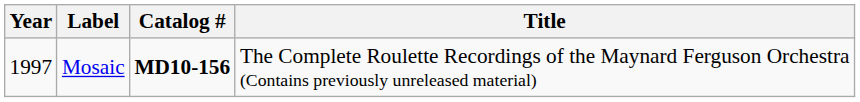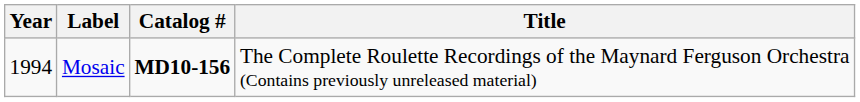(31, 67) 1997 -> (31, 67) 1994
